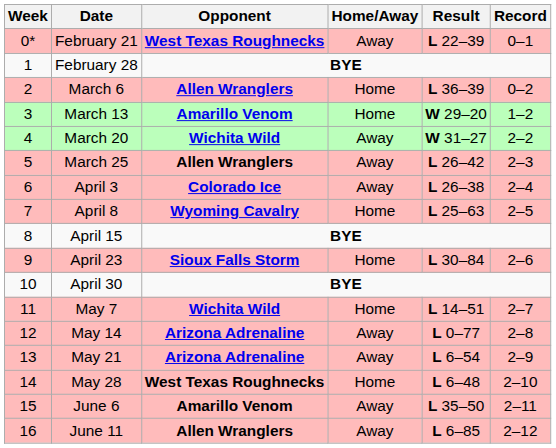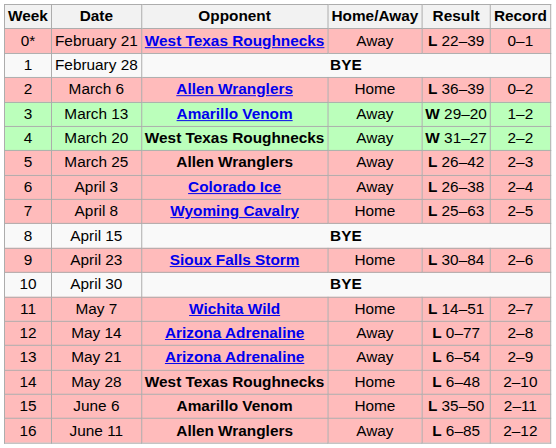(375, 114) Home -> (375, 114) Away
(235, 138) Wichita Wild -> (235, 138) West Texas Roughnecks
(375, 406) Away -> (375, 406) Home
